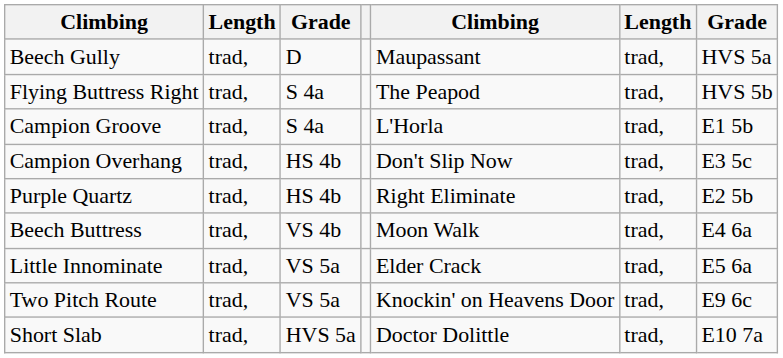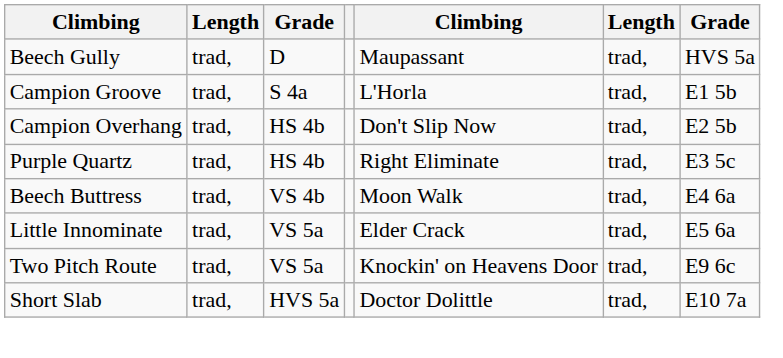- row: (104, 91)
(727, 160) E3 5c -> (711, 126) E2 5b
(727, 195) E2 5b -> (710, 160) E3 5c
